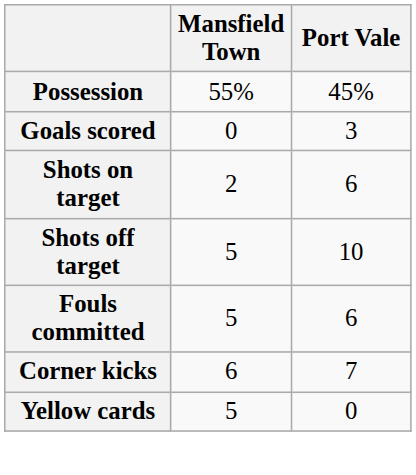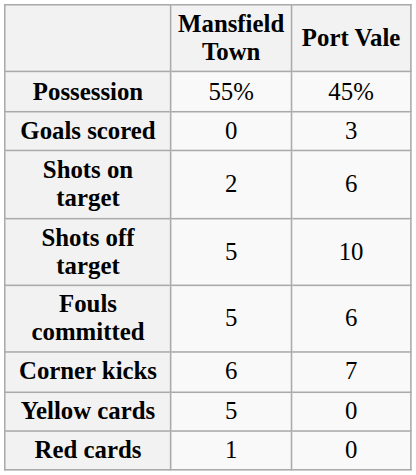+ row: (88, 450)
